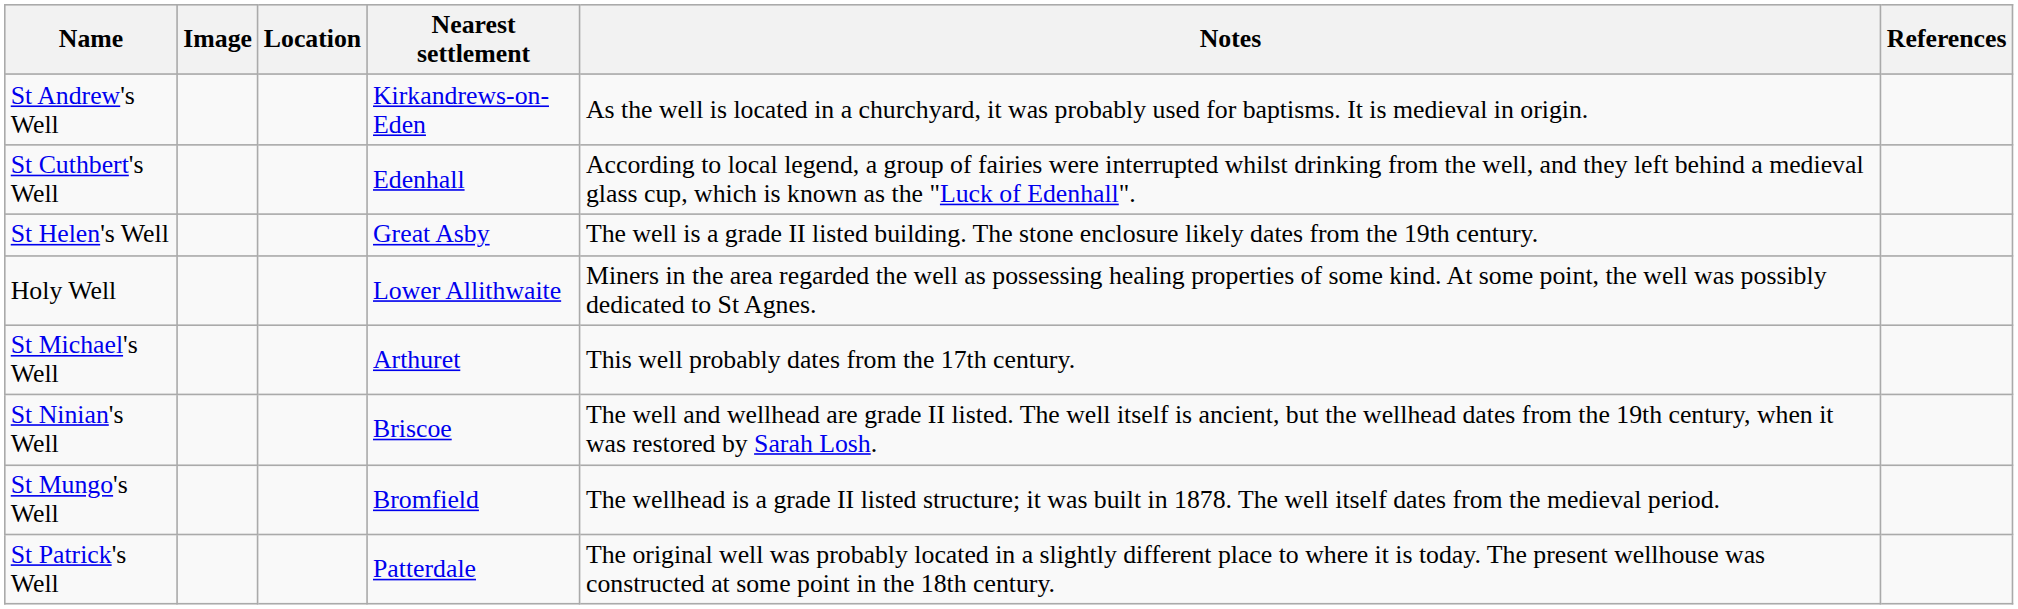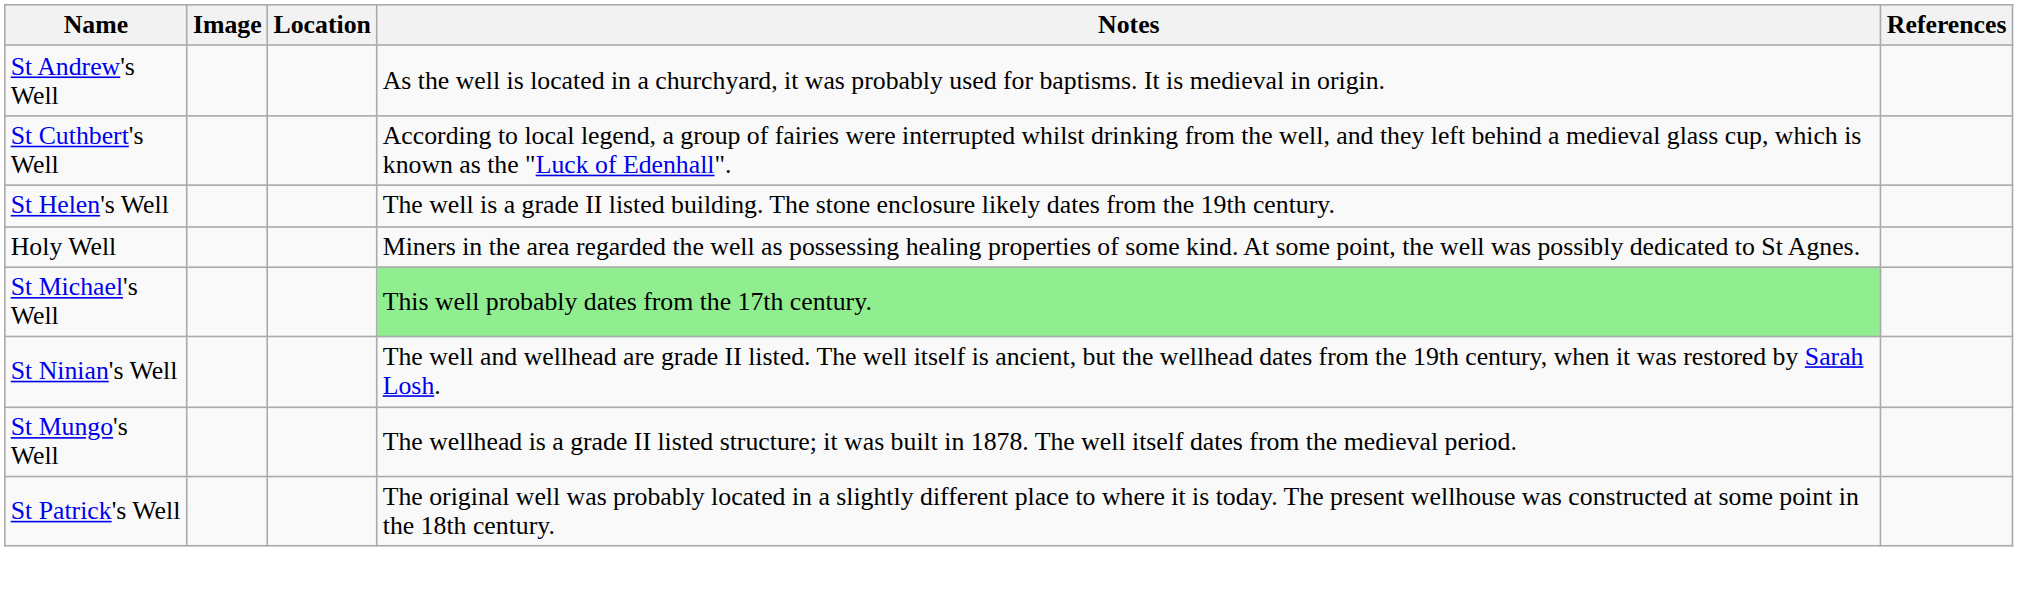- column: (474, 39)
(831, 359) no background -> (627, 301) lightgreen background
